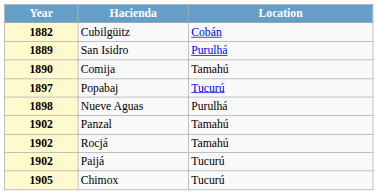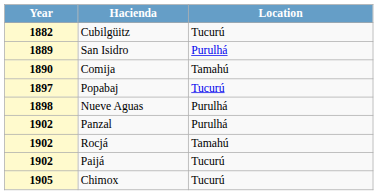(206, 32) Cobán -> (208, 32) Tucurú
(210, 124) Tamahú -> (209, 124) Purulhá
